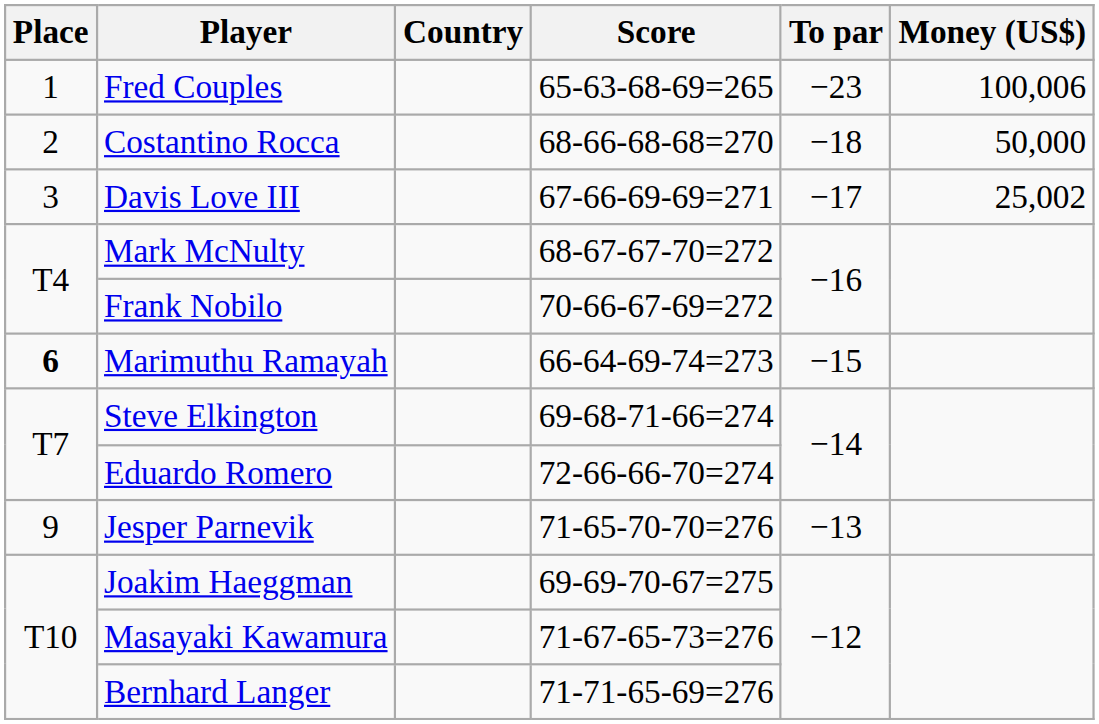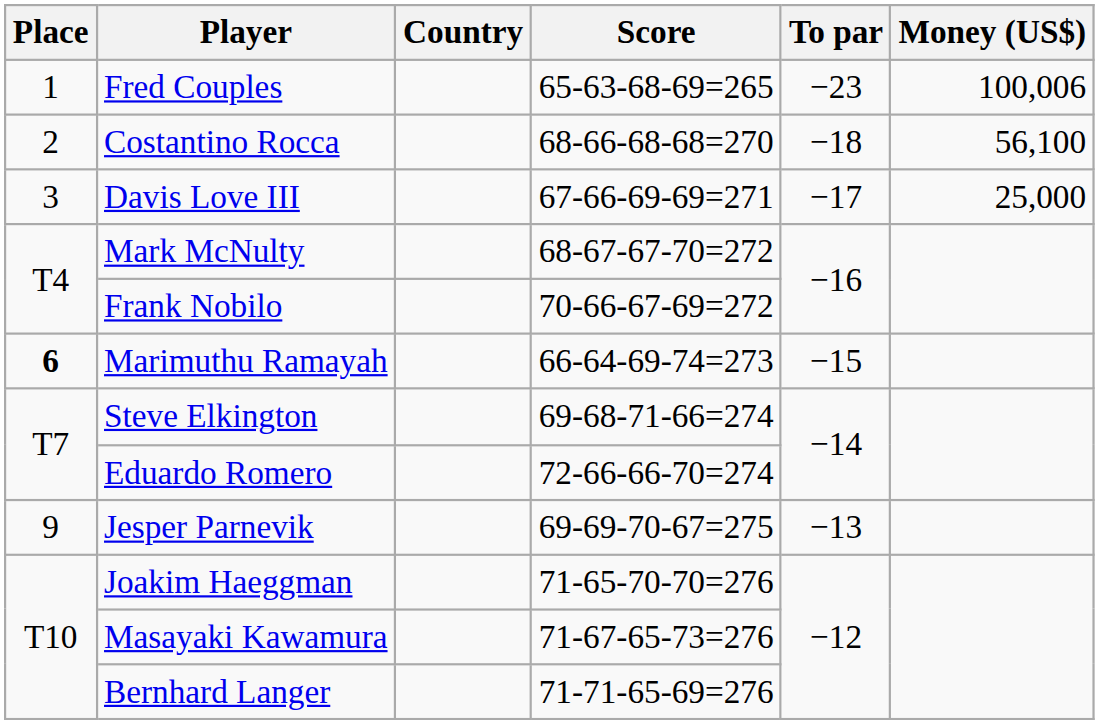(1040, 141) 50,000 -> (1040, 141) 56,100
(1040, 196) 25,002 -> (1040, 196) 25,000
(656, 526) 71-65-70-70=276 -> (656, 526) 69-69-70-67=275
(656, 580) 69-69-70-67=275 -> (656, 580) 71-65-70-70=276
